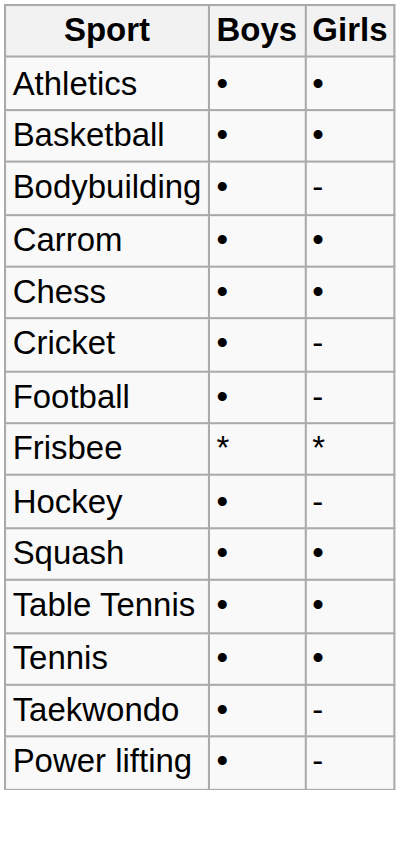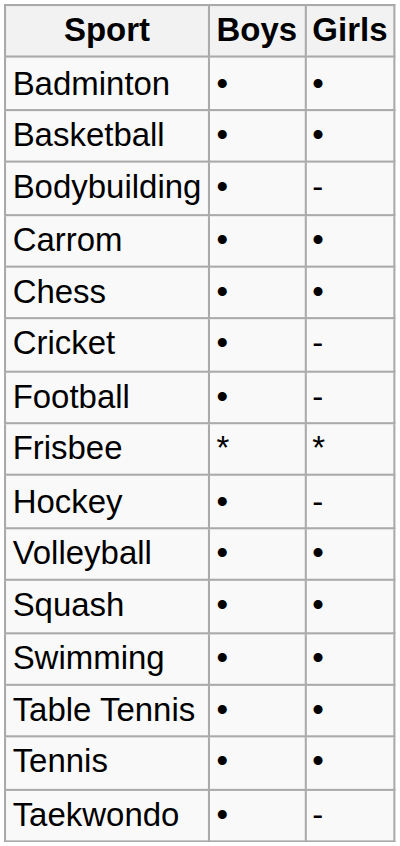- row: (75, 82)
+ row: (91, 82)
+ row: (82, 553)
+ row: (89, 657)
- row: (102, 762)
